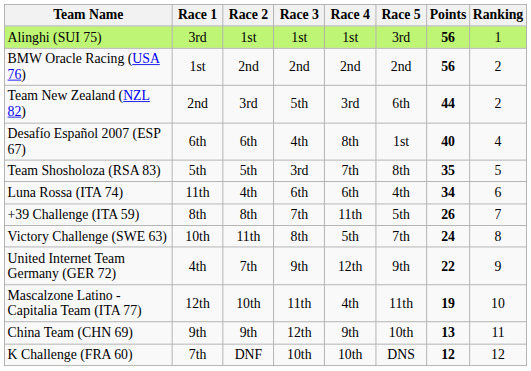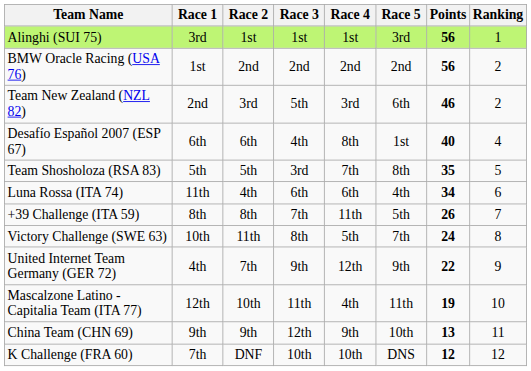(448, 104) 44 -> (448, 104) 46
